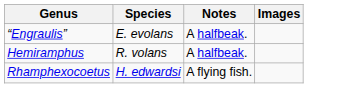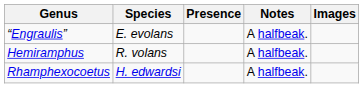+ column: (214, 14)
(219, 72) A flying fish. -> (277, 72) A halfbeak.
